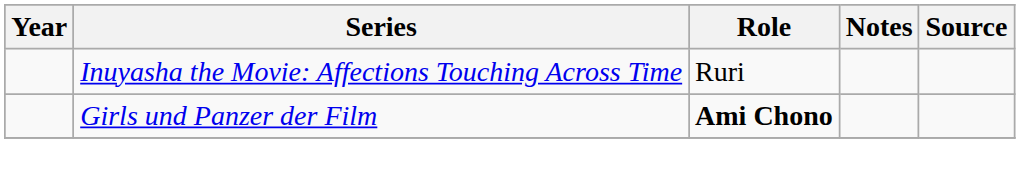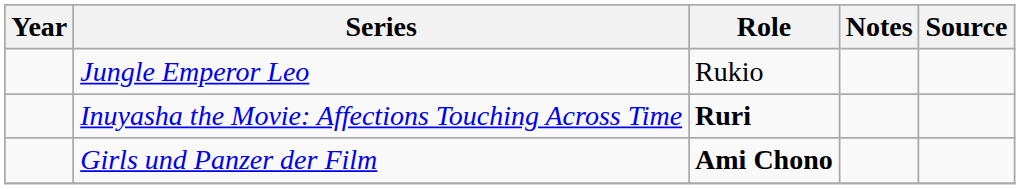+ row: (195, 71)
(720, 71) normal -> (723, 115) bold
